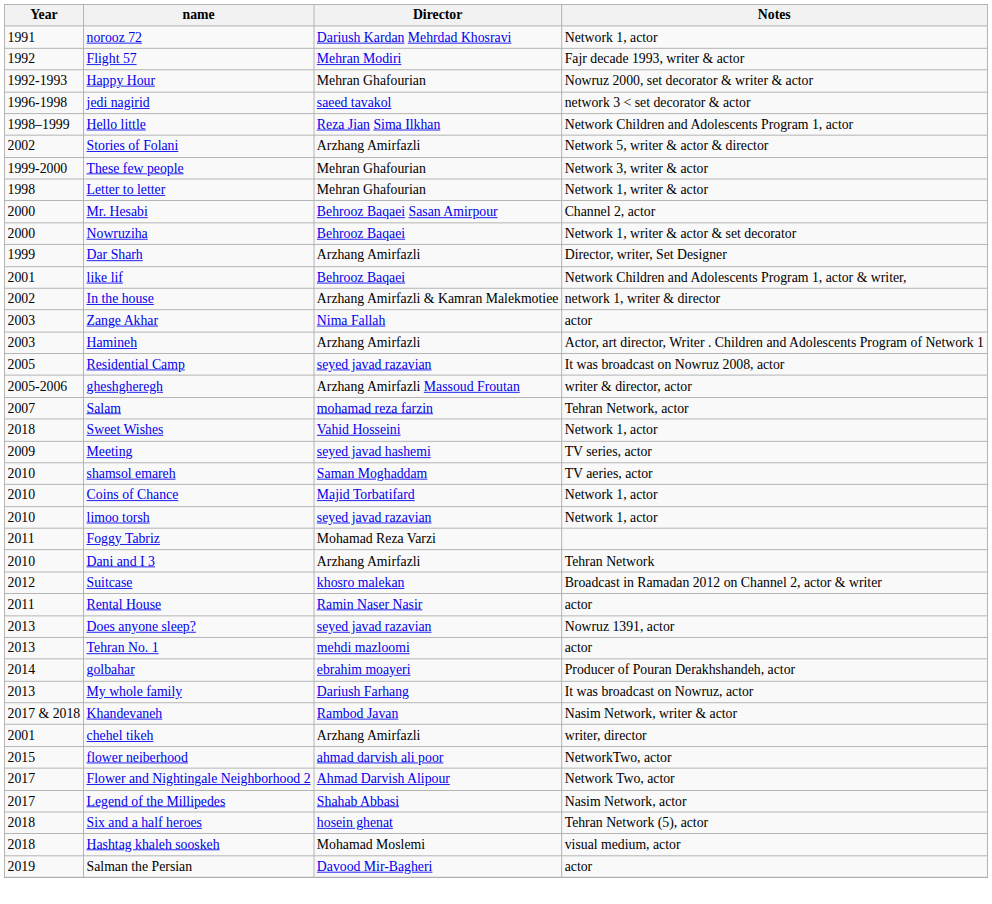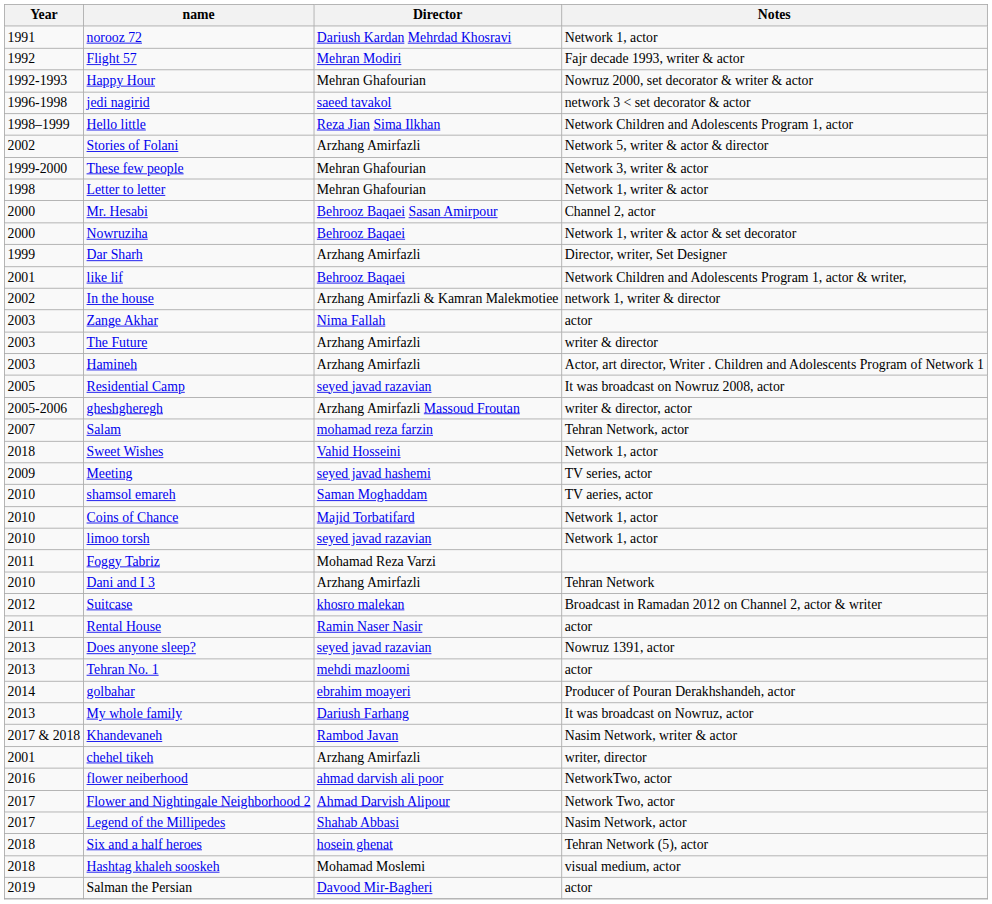+ row: (117, 342)
(21, 757) 2015 -> (21, 779) 2016
